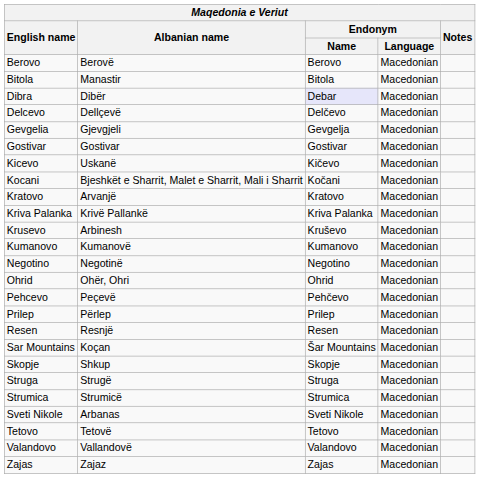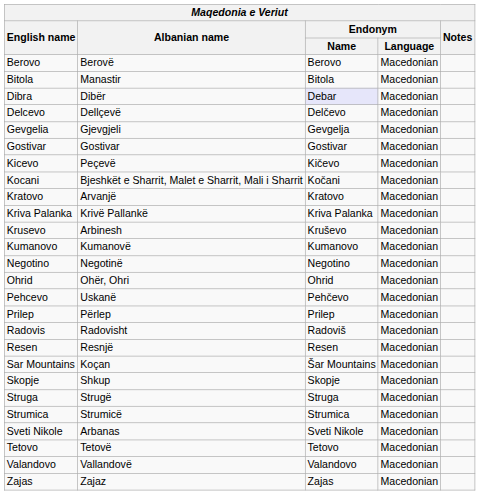(98, 163) Uskanë -> (98, 163) Peçevë
(98, 297) Peçevë -> (98, 297) Uskanë
+ row: (26, 331)
